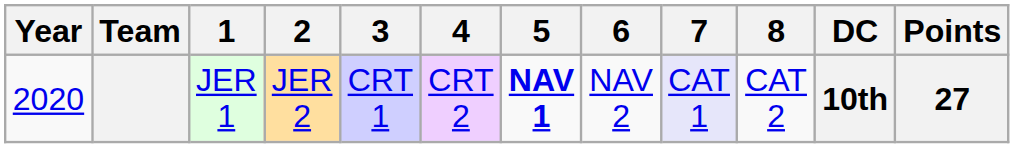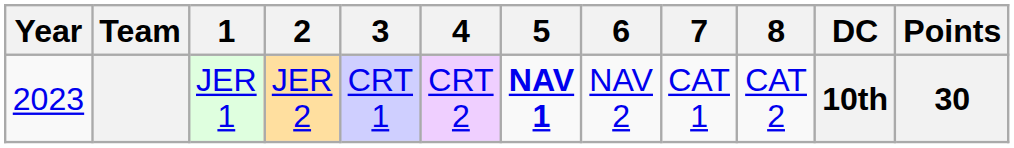(48, 98) 2020 -> (48, 98) 2023
(699, 98) lavender background -> (699, 98) no background
(952, 98) 27 -> (952, 98) 30
